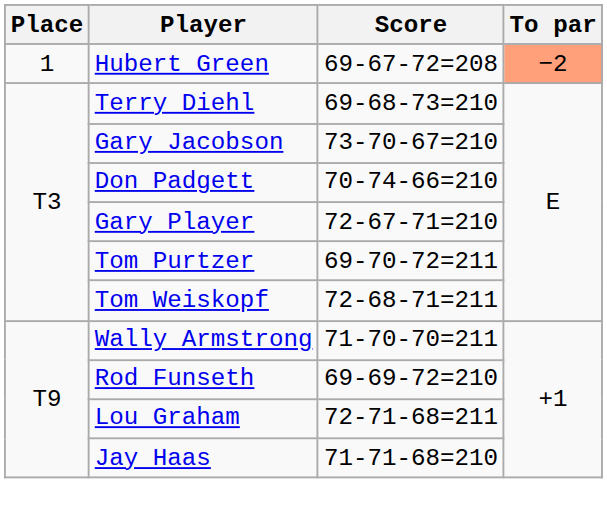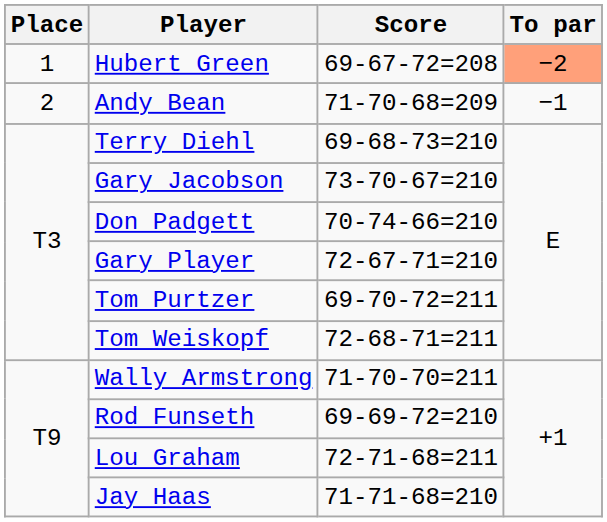+ row: (160, 103)
